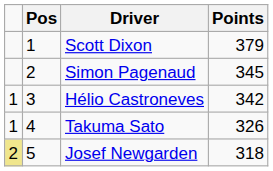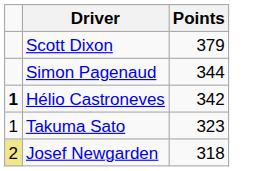- column: (41, 18)
(250, 72) 345 -> (211, 72) 344
(13, 99) normal -> (13, 99) bold
(250, 126) 326 -> (211, 126) 323
